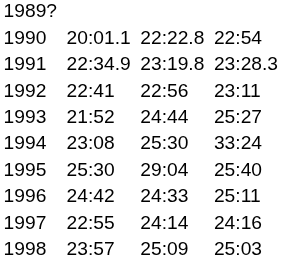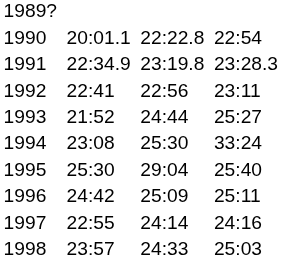(164, 196) 24:33 -> (164, 196) 25:09
(164, 248) 25:09 -> (164, 248) 24:33
